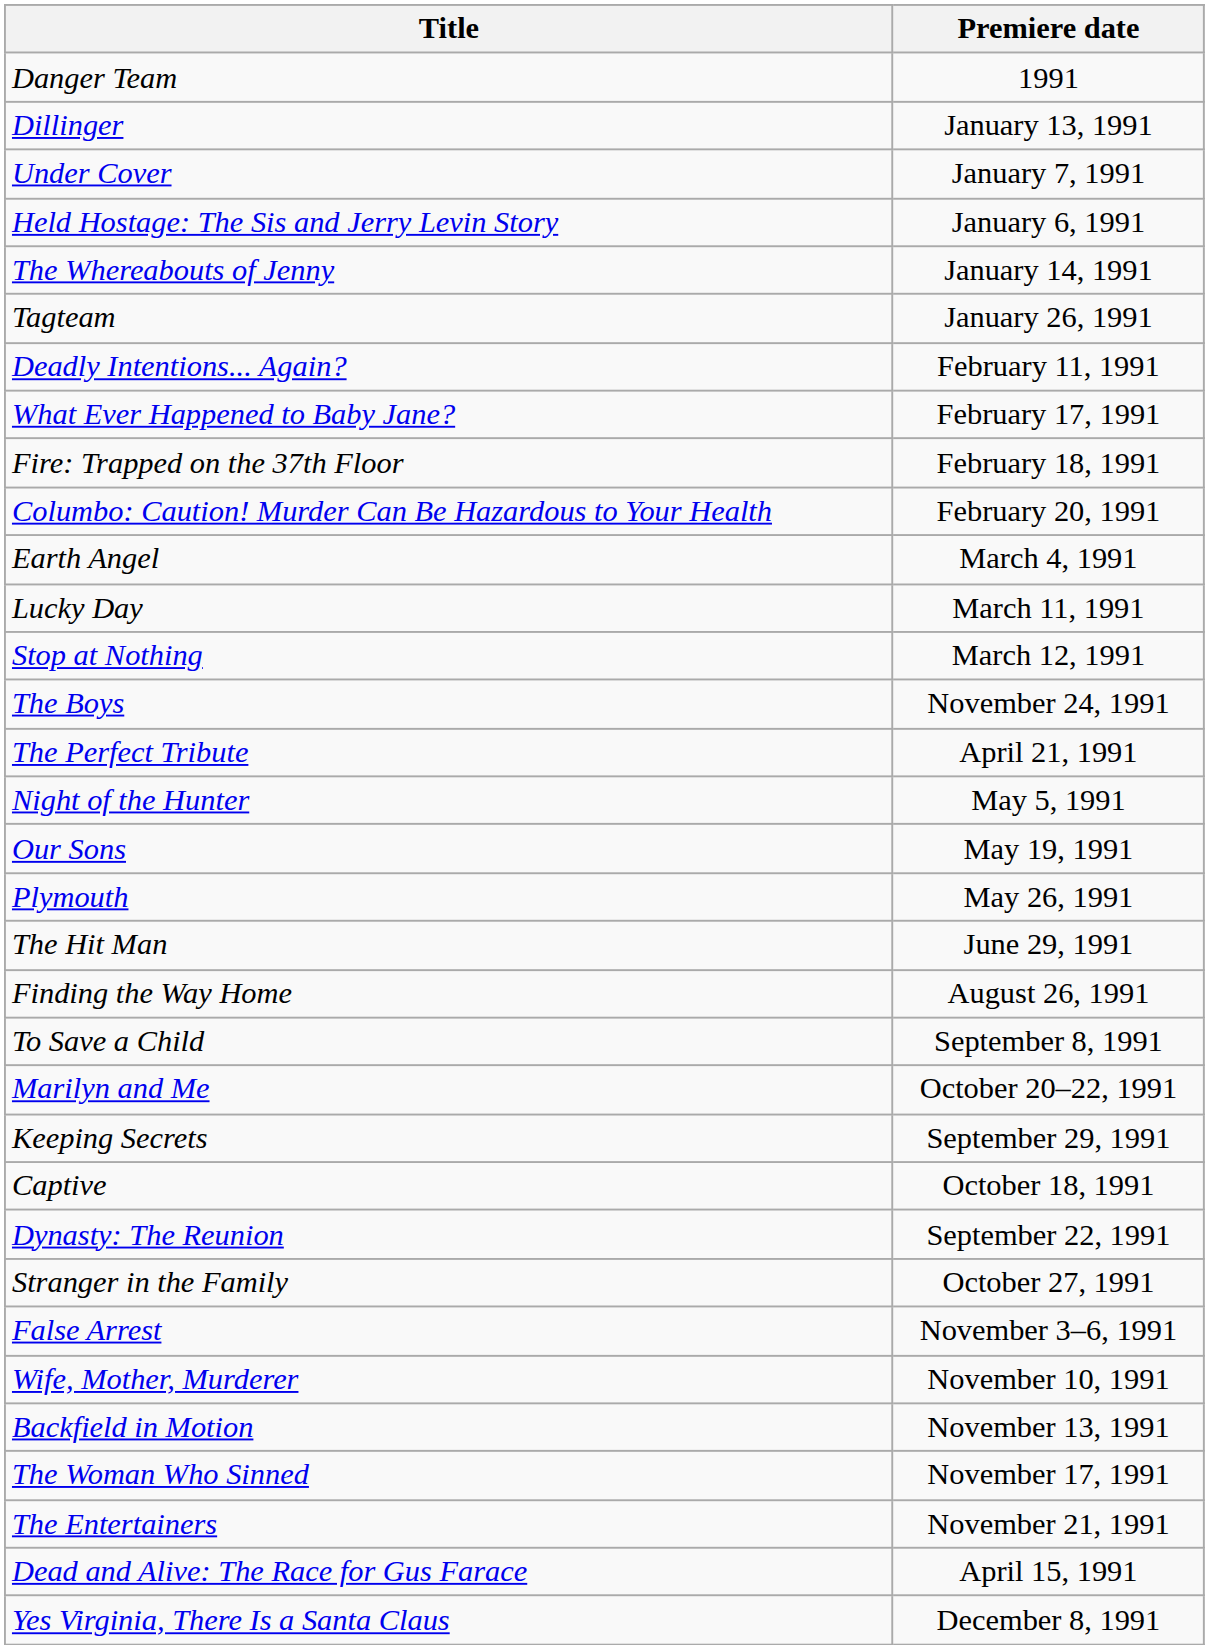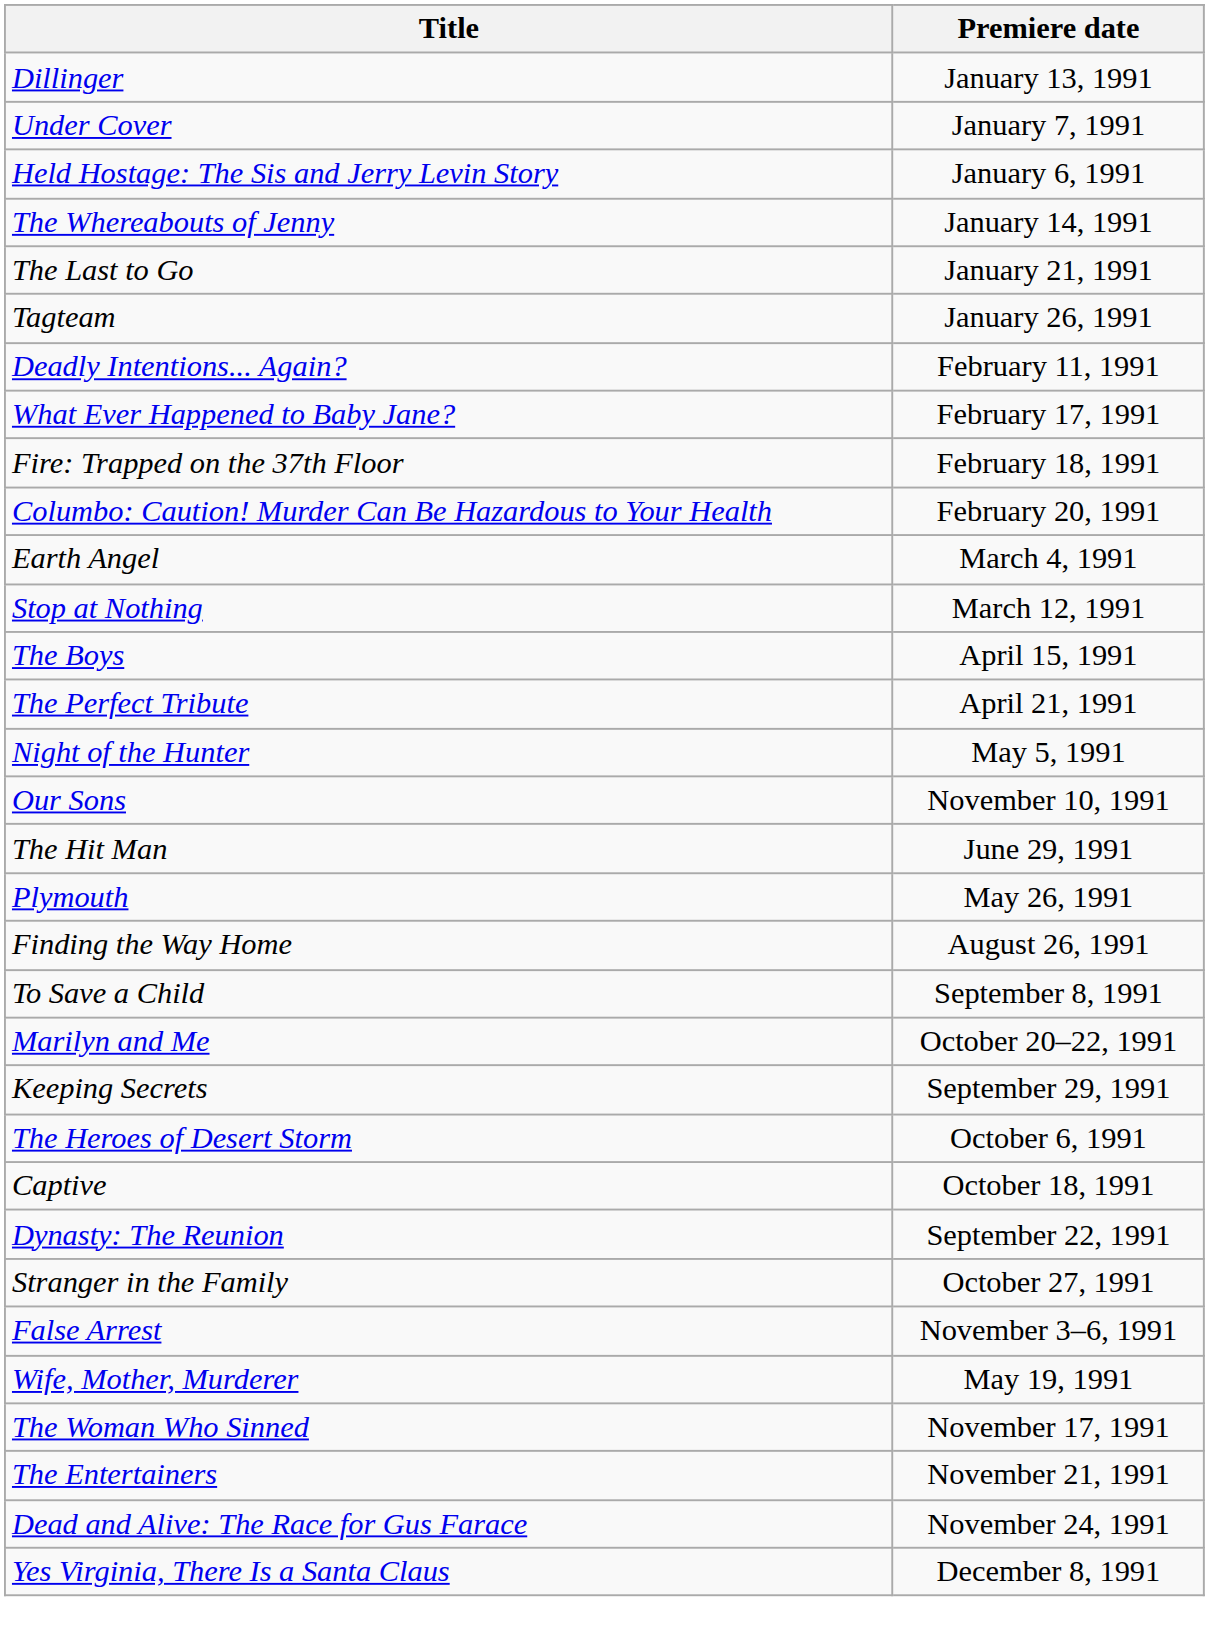- row: (95, 76)
+ row: (103, 269)
- row: (77, 607)
(1048, 703) November 24, 1991 -> (1048, 655) April 15, 1991
(1048, 848) May 19, 1991 -> (1048, 800) November 10, 1991
rows swapped: (70, 896) <-> (90, 944)
+ row: (182, 1137)
(1048, 1378) November 10, 1991 -> (1048, 1378) May 19, 1991
- row: (133, 1426)
(1048, 1571) April 15, 1991 -> (1048, 1523) November 24, 1991
